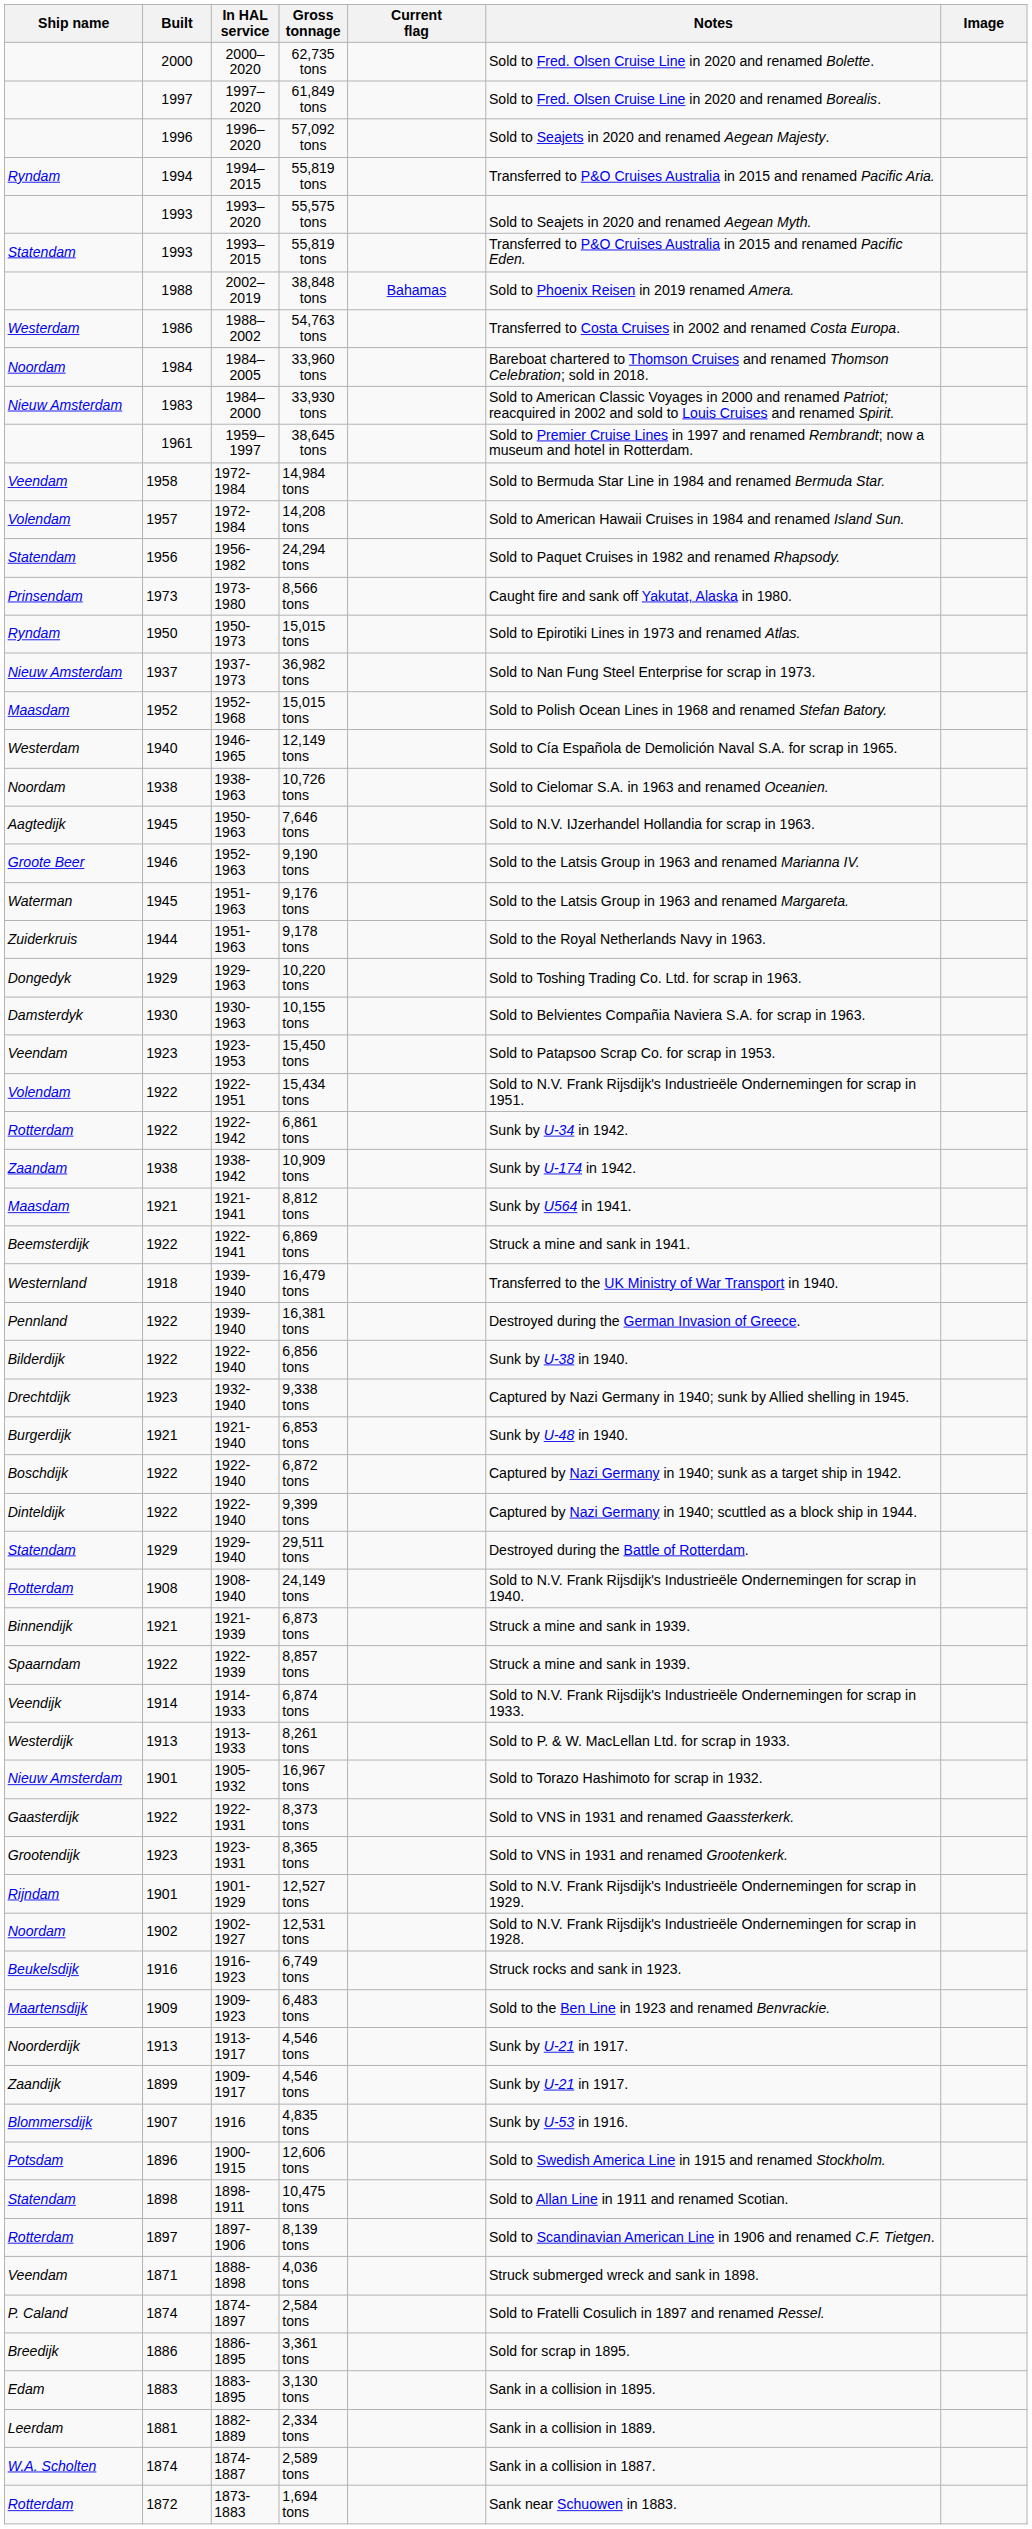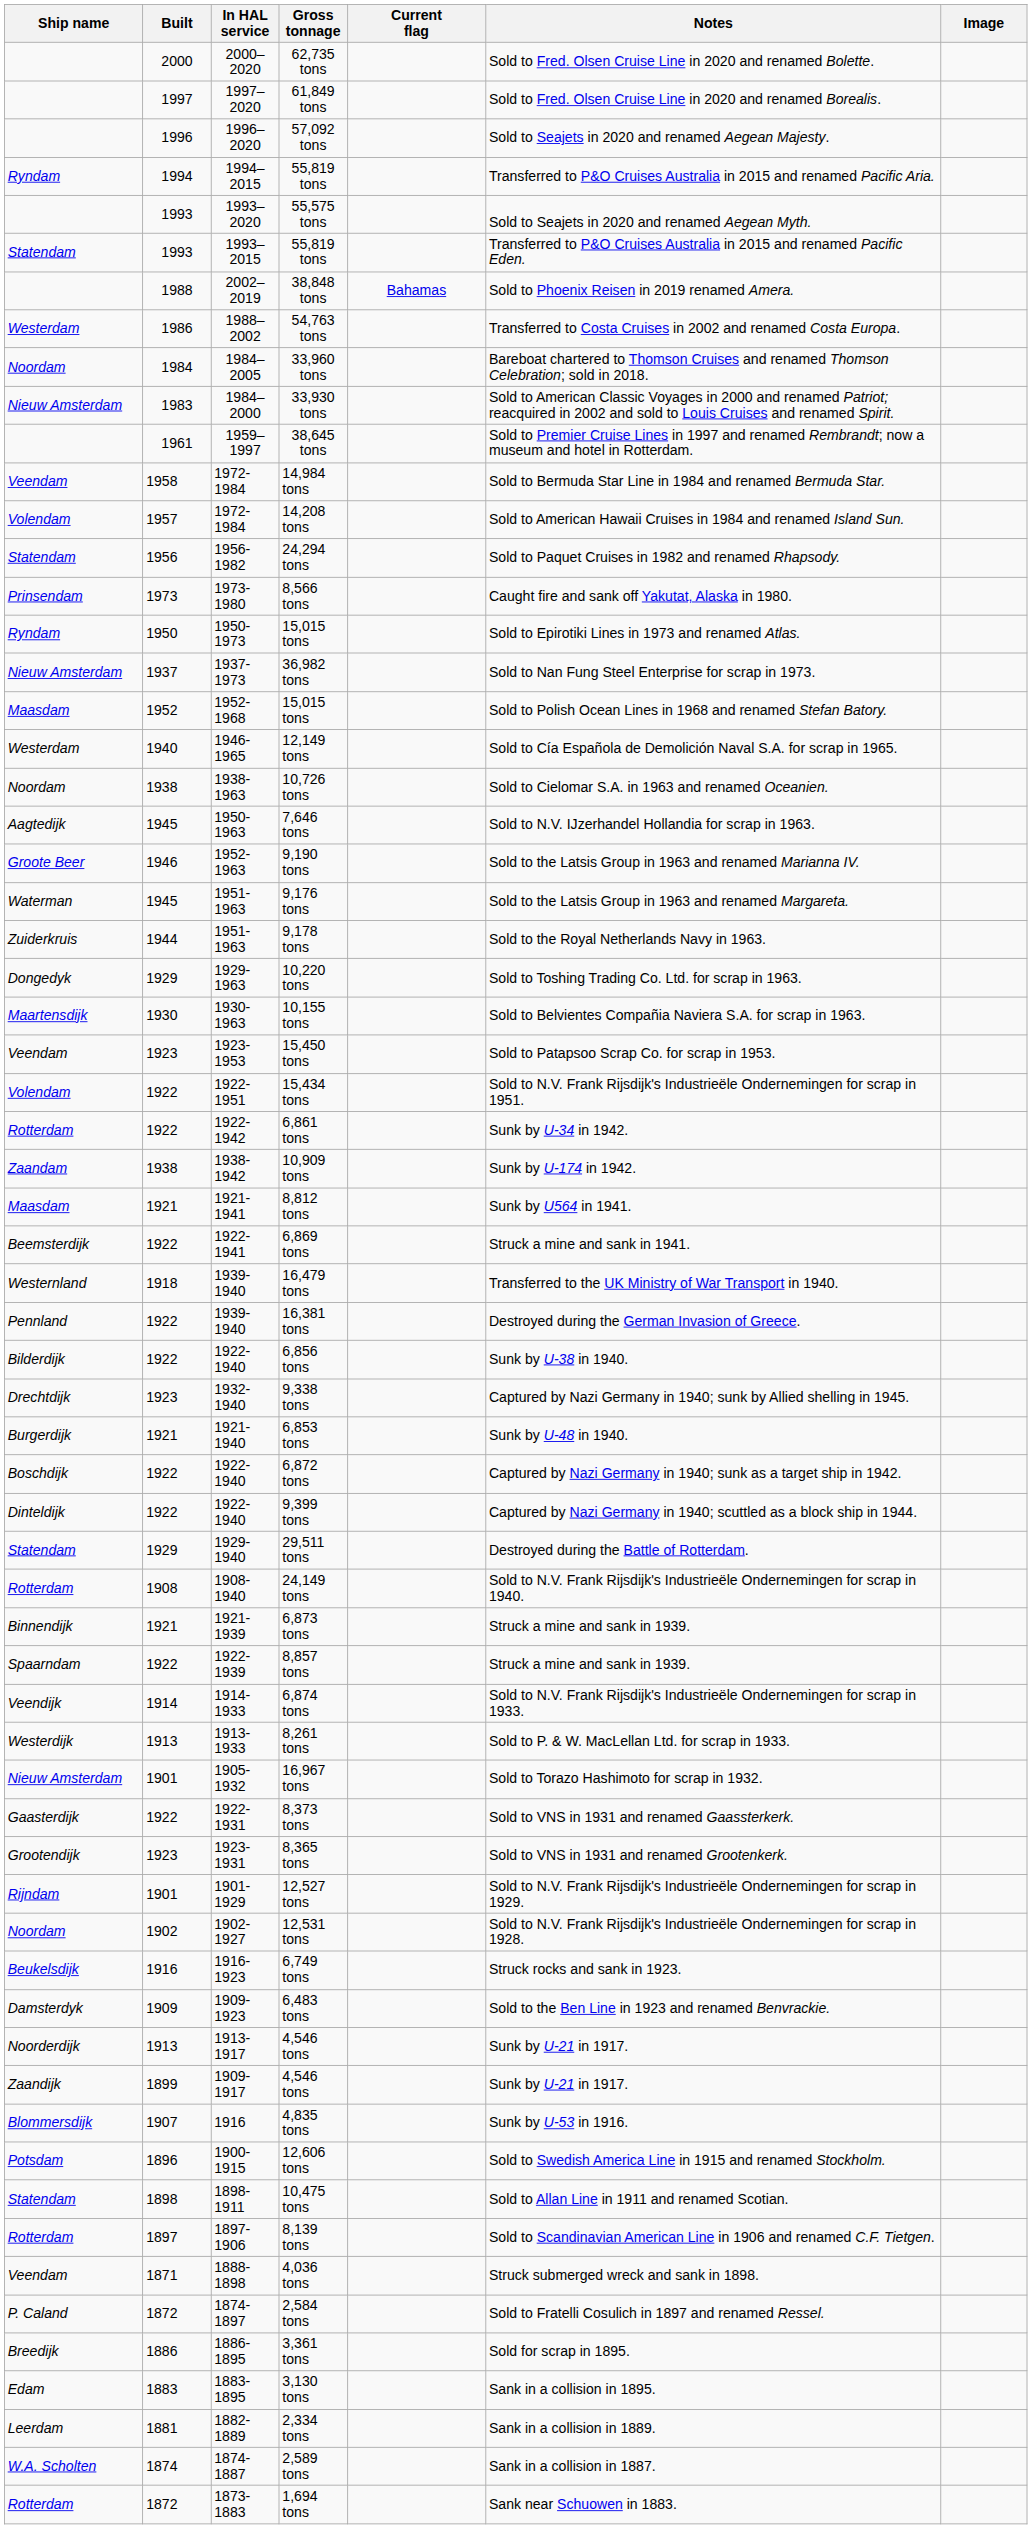(45, 1016) Damsterdyk -> (48, 1016) Maartensdijk
(48, 2008) Maartensdijk -> (45, 2008) Damsterdyk
(162, 2313) 1874 -> (162, 2313) 1872
